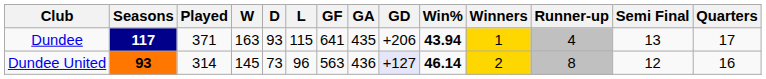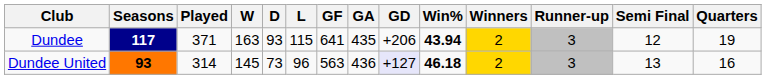(499, 40) 1 -> (499, 40) 2
(572, 40) 4 -> (572, 40) 3
(653, 40) 13 -> (653, 40) 12
(727, 40) 17 -> (727, 40) 19
(443, 63) 46.14 -> (443, 63) 46.18
(572, 63) 8 -> (572, 63) 3
(653, 63) 12 -> (653, 63) 13
